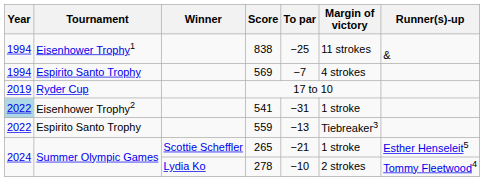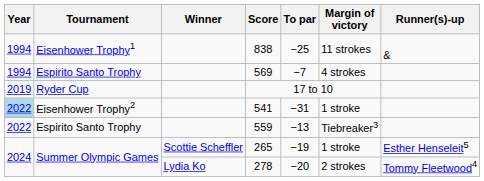(300, 147) −21 -> (300, 147) −19
(300, 167) −10 -> (300, 167) −20
